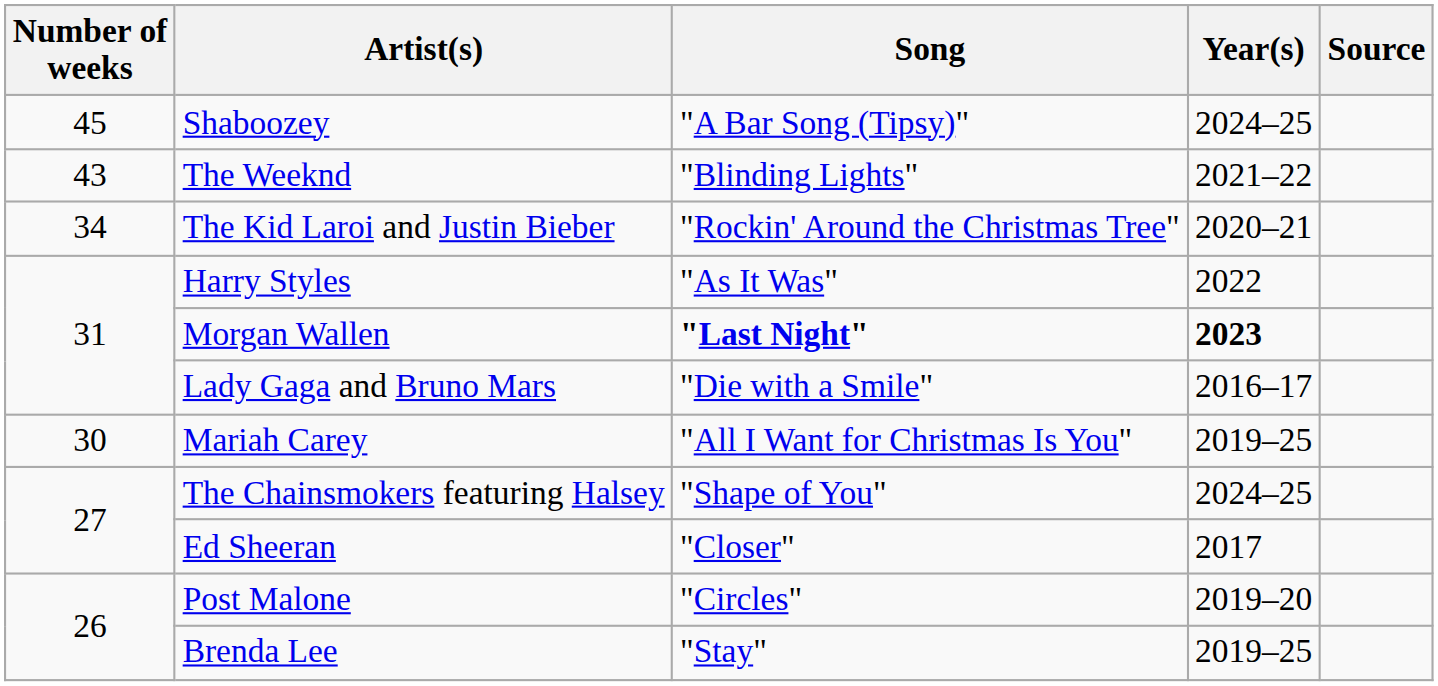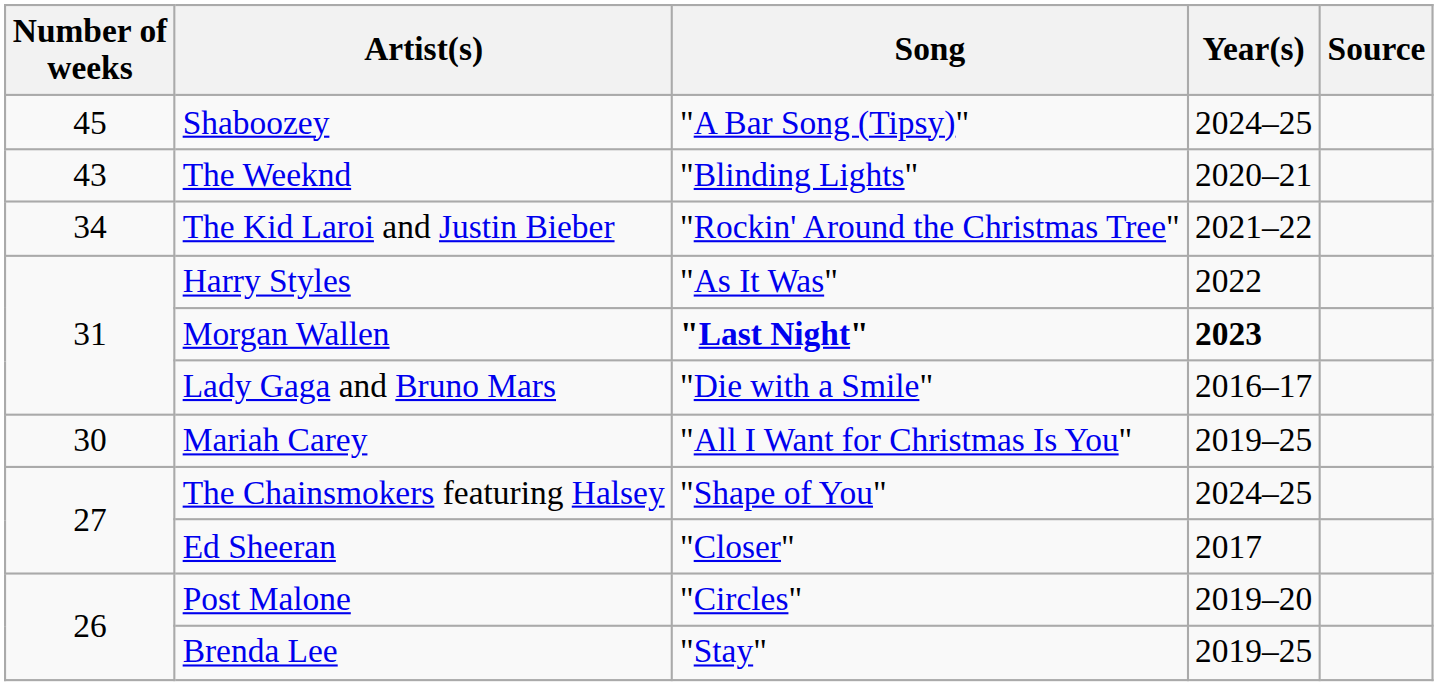(1254, 174) 2021–22 -> (1254, 174) 2020–21
(1254, 227) 2020–21 -> (1254, 227) 2021–22
